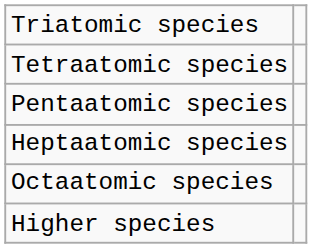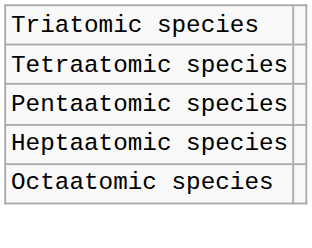- row: (113, 223)
